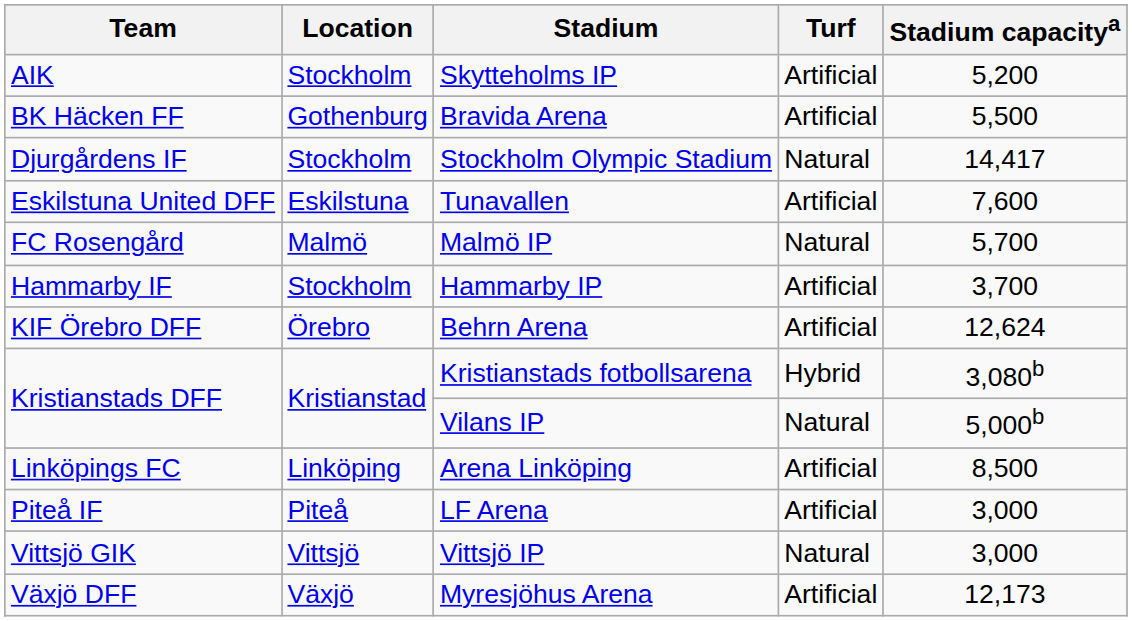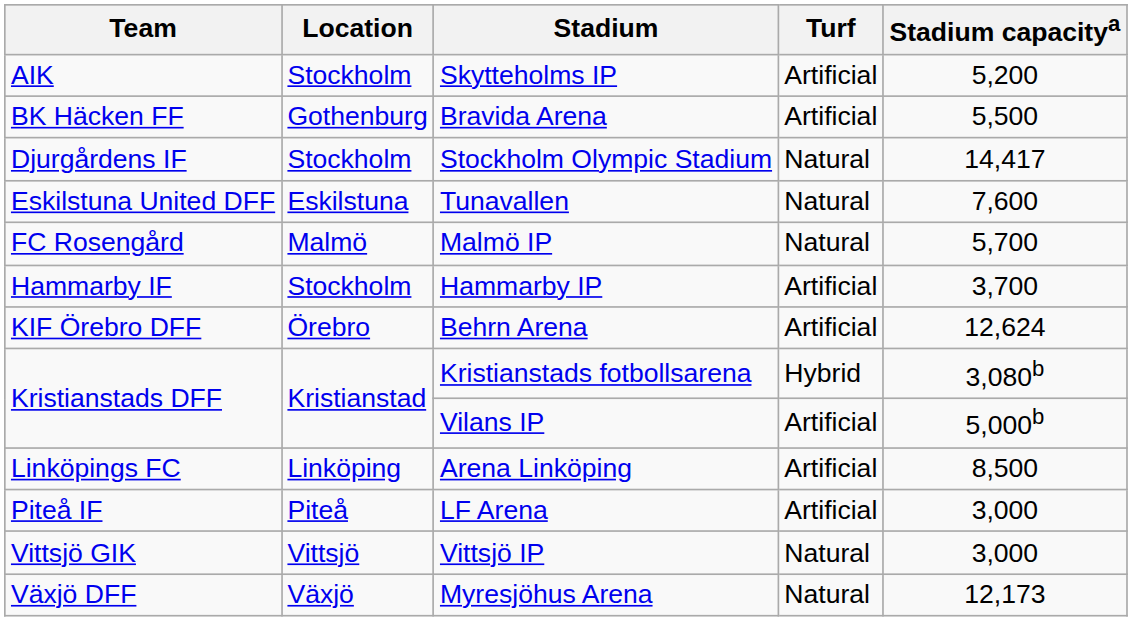(831, 201) Artificial -> (827, 201) Natural
(827, 422) Natural -> (831, 422) Artificial
(831, 594) Artificial -> (827, 594) Natural
